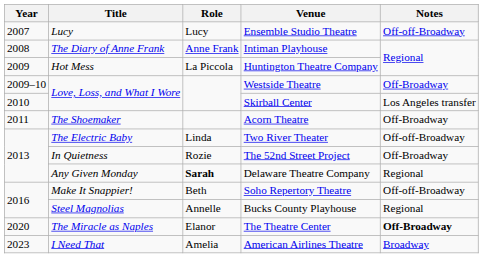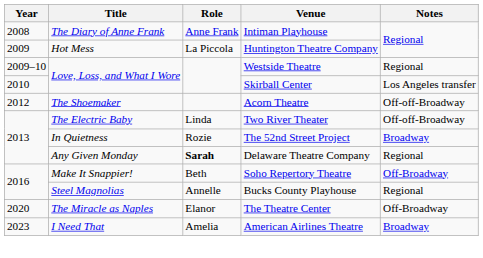- row: (300, 31)
(416, 84) Off-Broadway -> (403, 66) Regional
(18, 119) 2011 -> (18, 102) 2012
(416, 119) Off-Broadway -> (424, 102) Off-off-Broadway
(416, 155) Off-Broadway -> (406, 137) Broadway
(424, 191) Off-off-Broadway -> (416, 173) Off-Broadway
(417, 226) bold -> (416, 208) normal
